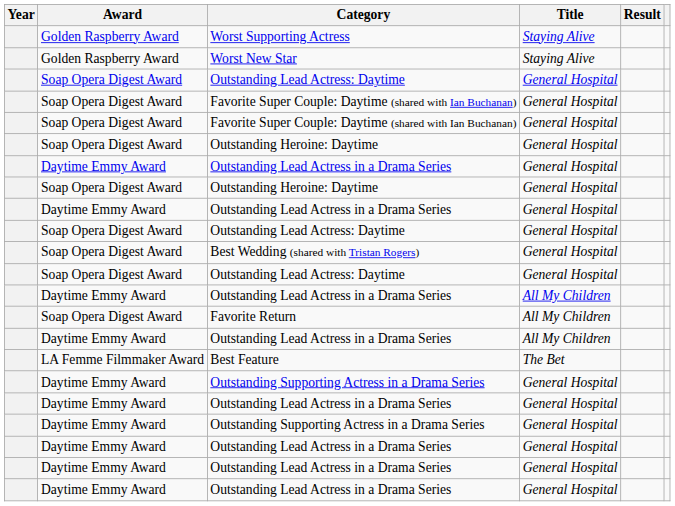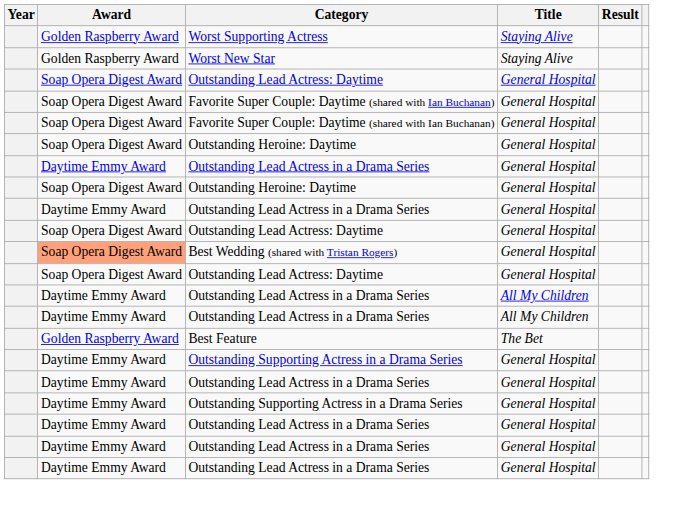(112, 252) no background -> (112, 252) lightsalmon background
- row: (253, 317)
(123, 360) LA Femme Filmmaker Award -> (110, 338) Golden Raspberry Award
